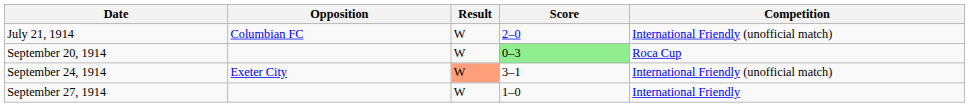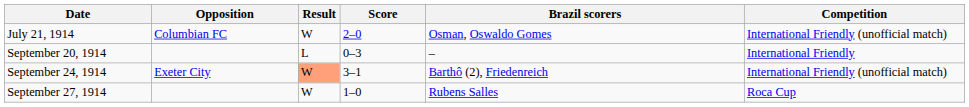+ column: (585, 14)
(460, 53) W -> (305, 53) L
(511, 53) lightgreen background -> (352, 53) no background
(657, 53) Roca Cup -> (801, 53) International Friendly
(686, 92) International Friendly -> (771, 92) Roca Cup
